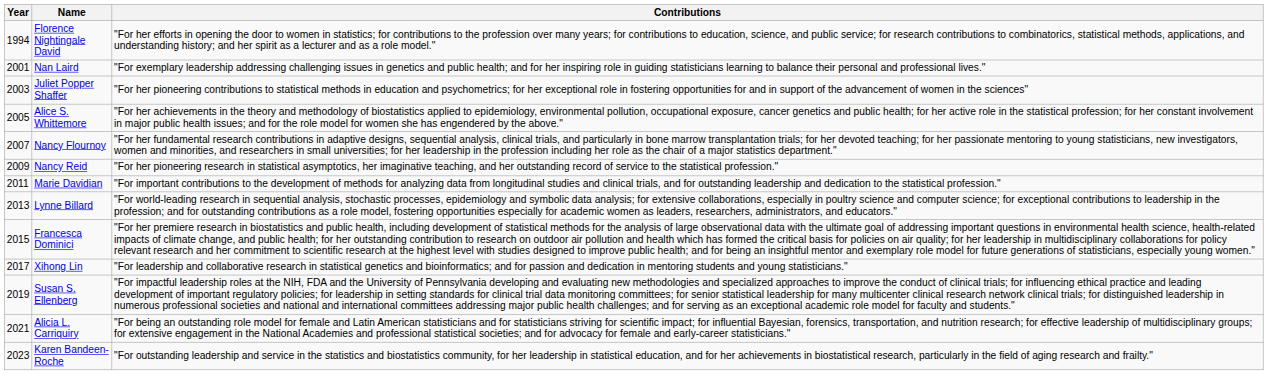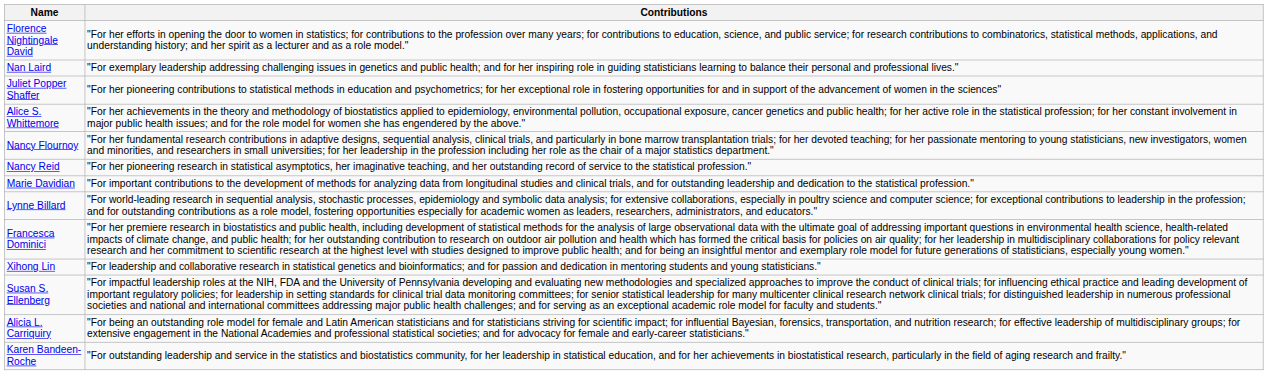- column: (18, 12)
